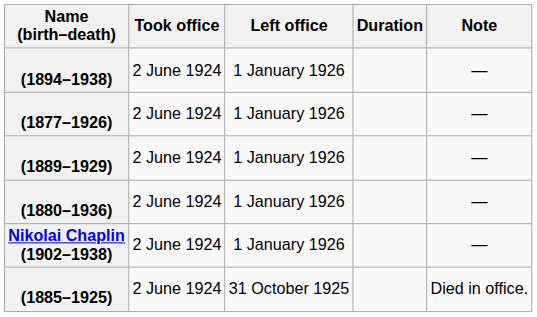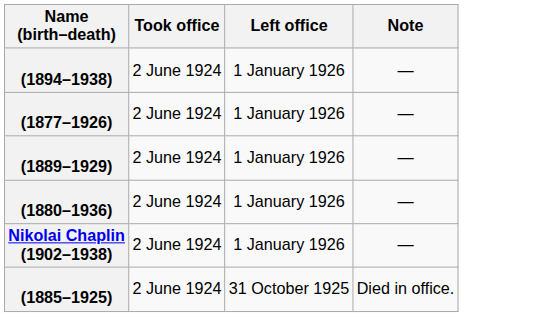- column: (390, 26)
